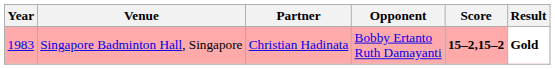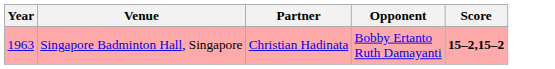- column: (528, 15)
(21, 45) 1983 -> (21, 45) 1963
